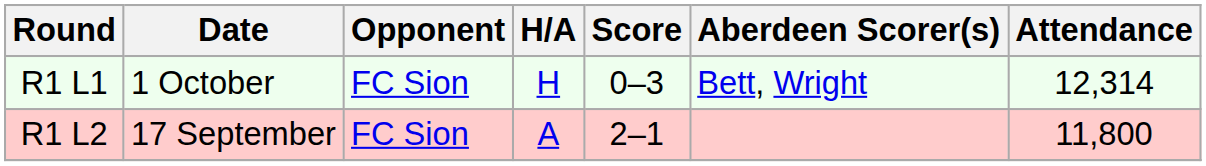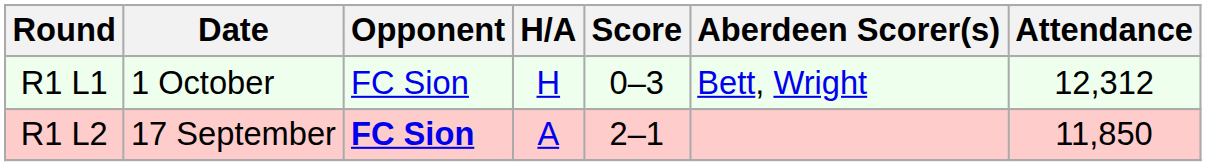(1104, 82) 12,314 -> (1104, 82) 12,312
(410, 133) normal -> (413, 133) bold
(1104, 133) 11,800 -> (1104, 133) 11,850
